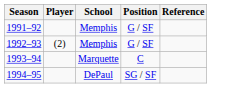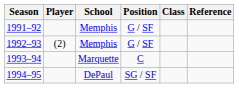+ column: (173, 12)
